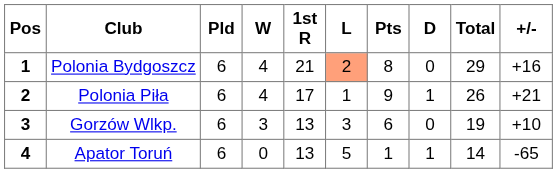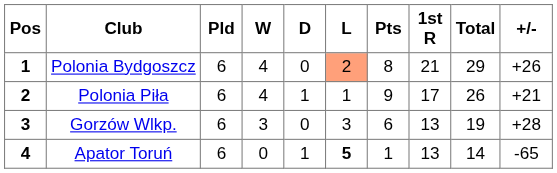columns swapped: (430, 28) <-> (305, 28)
(526, 67) +16 -> (526, 67) +26
(526, 124) +10 -> (526, 124) +28
(347, 153) normal -> (347, 153) bold
